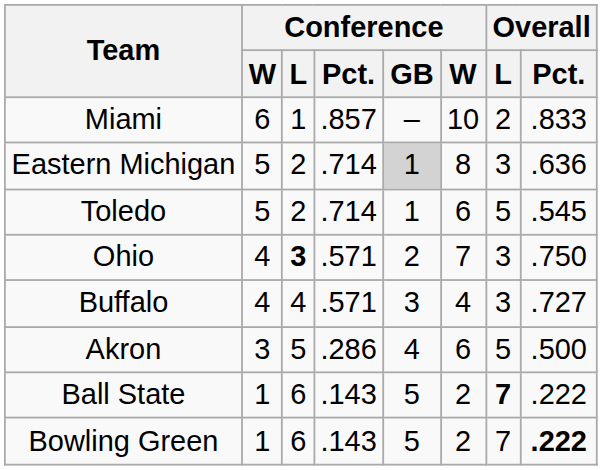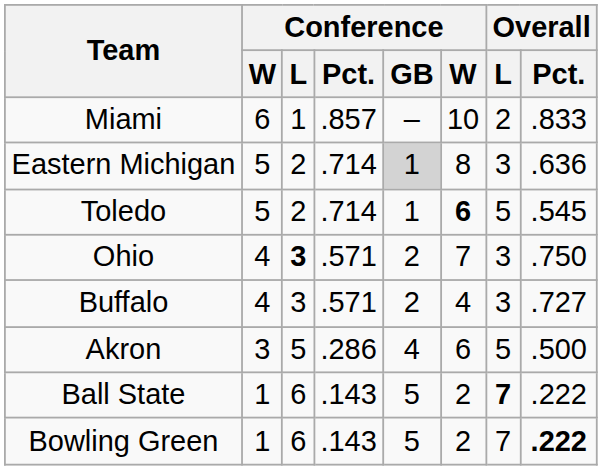(463, 211) normal -> (463, 211) bold
(298, 303) 4 -> (298, 303) 3
(412, 303) 3 -> (412, 303) 2
